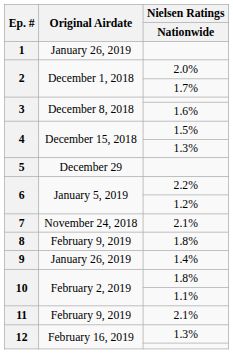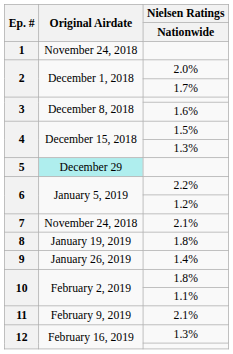(91, 50) January 26, 2019 -> (91, 50) November 24, 2018
(91, 167) no background -> (91, 167) paleturquoise background
(91, 241) February 9, 2019 -> (91, 241) January 19, 2019
